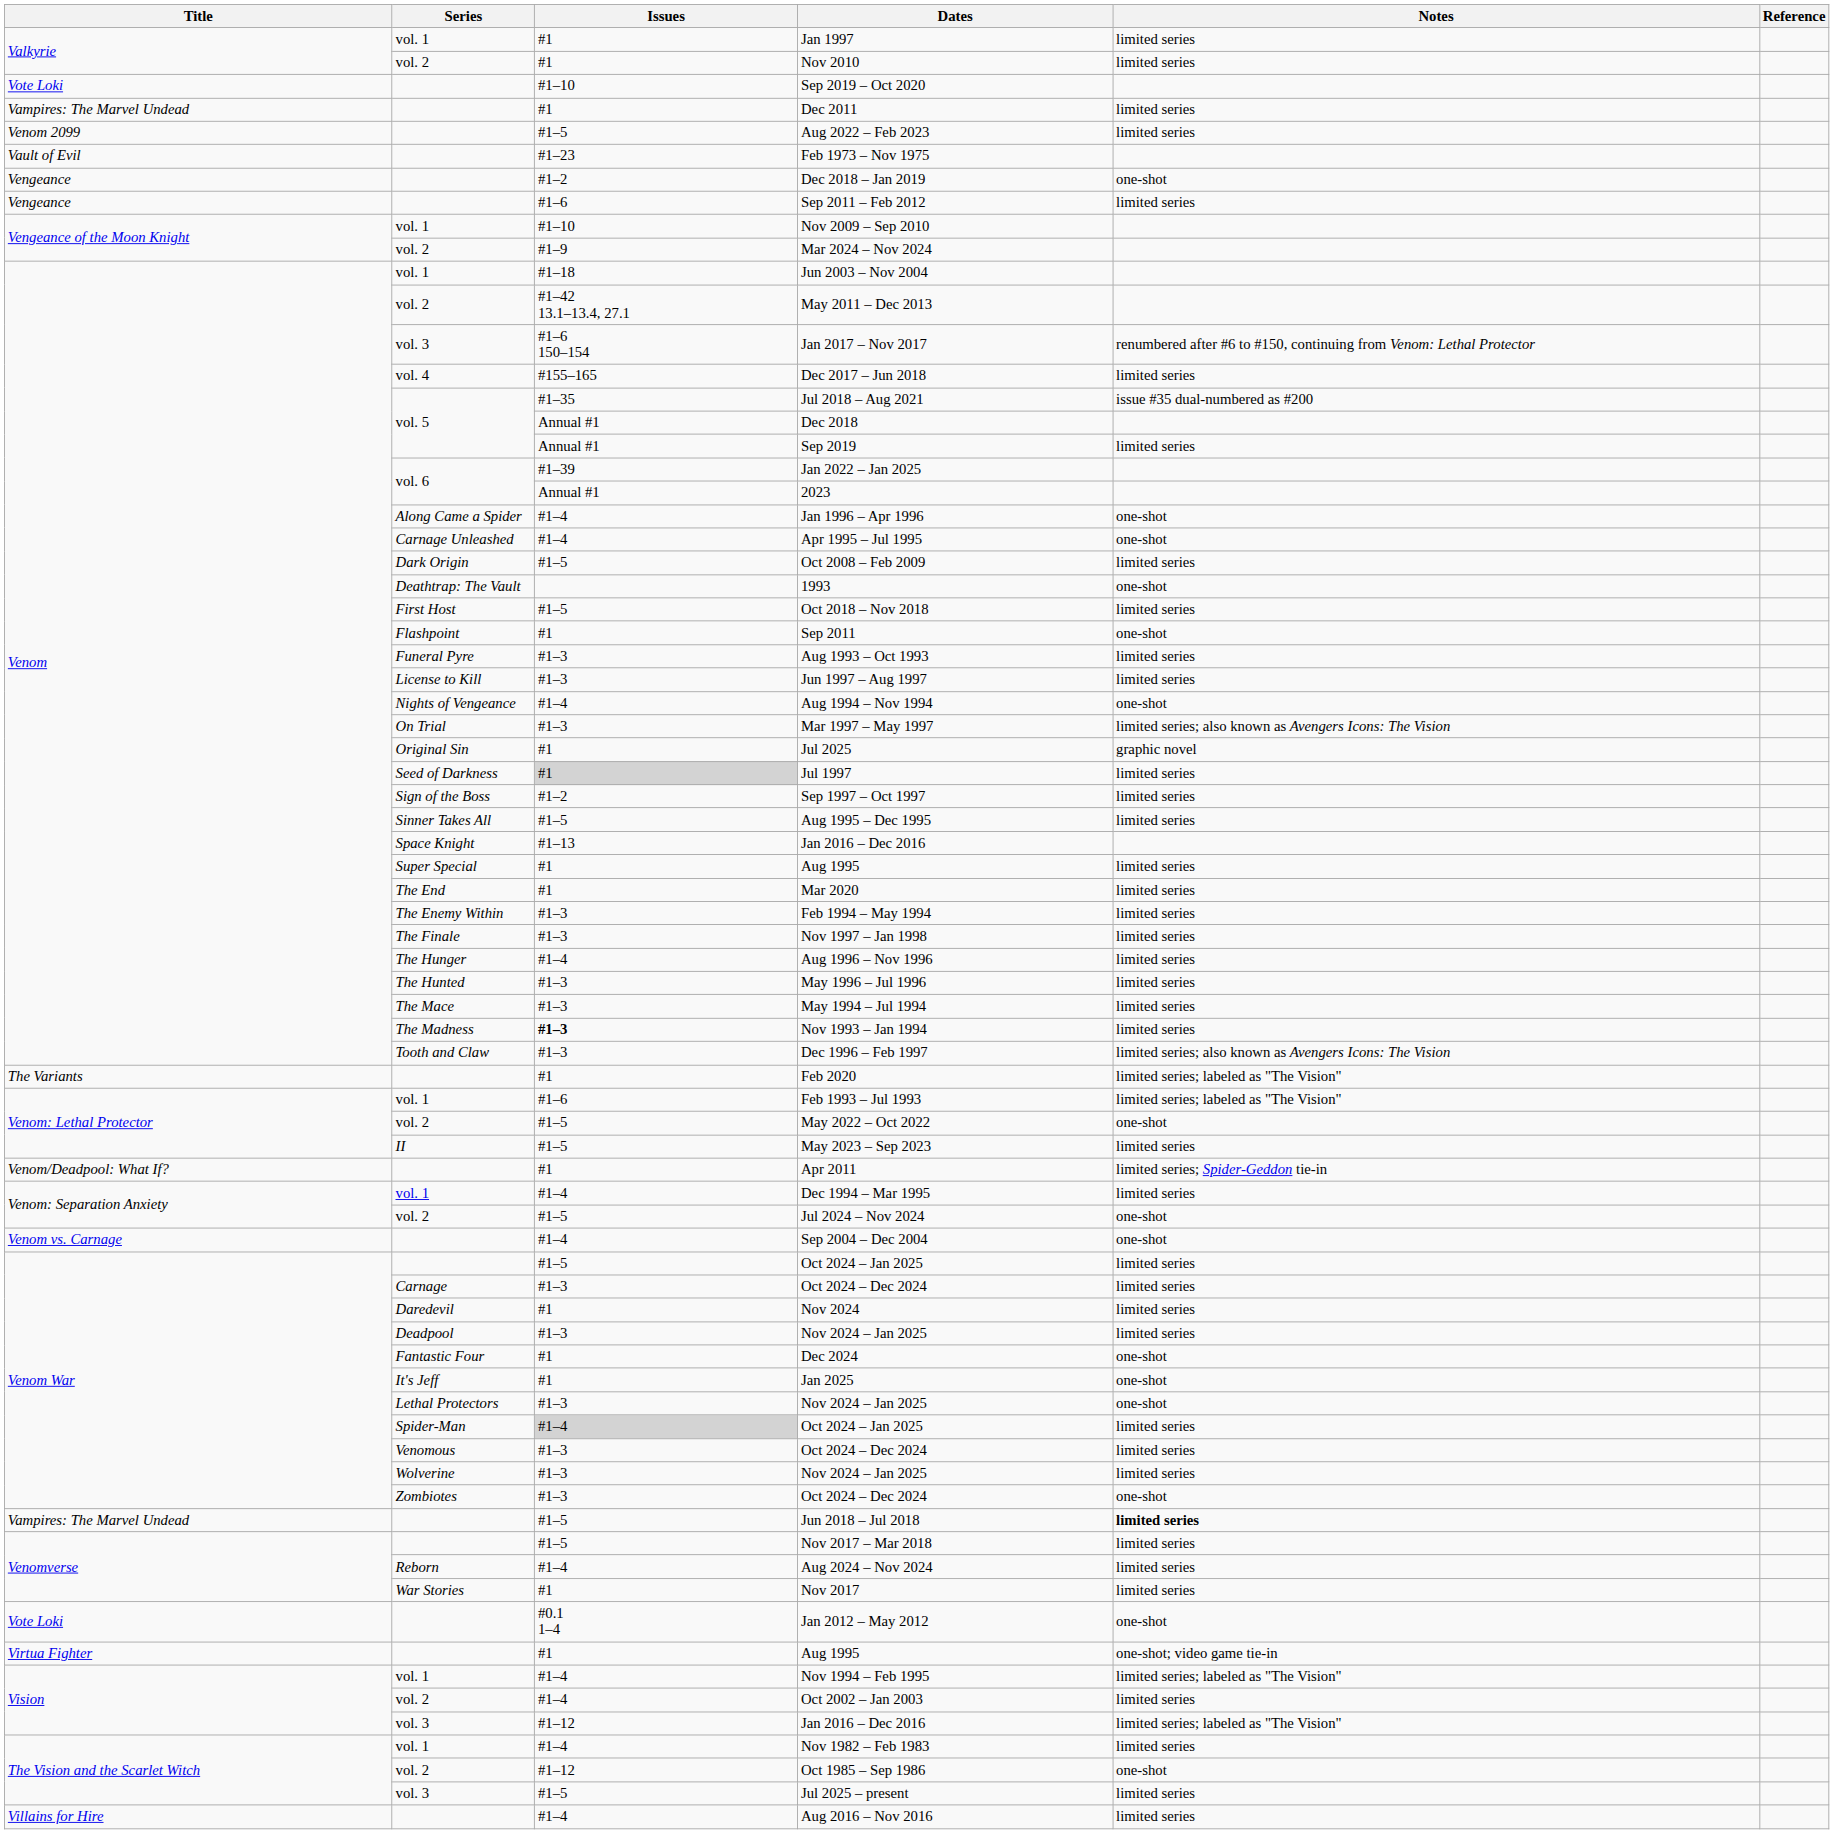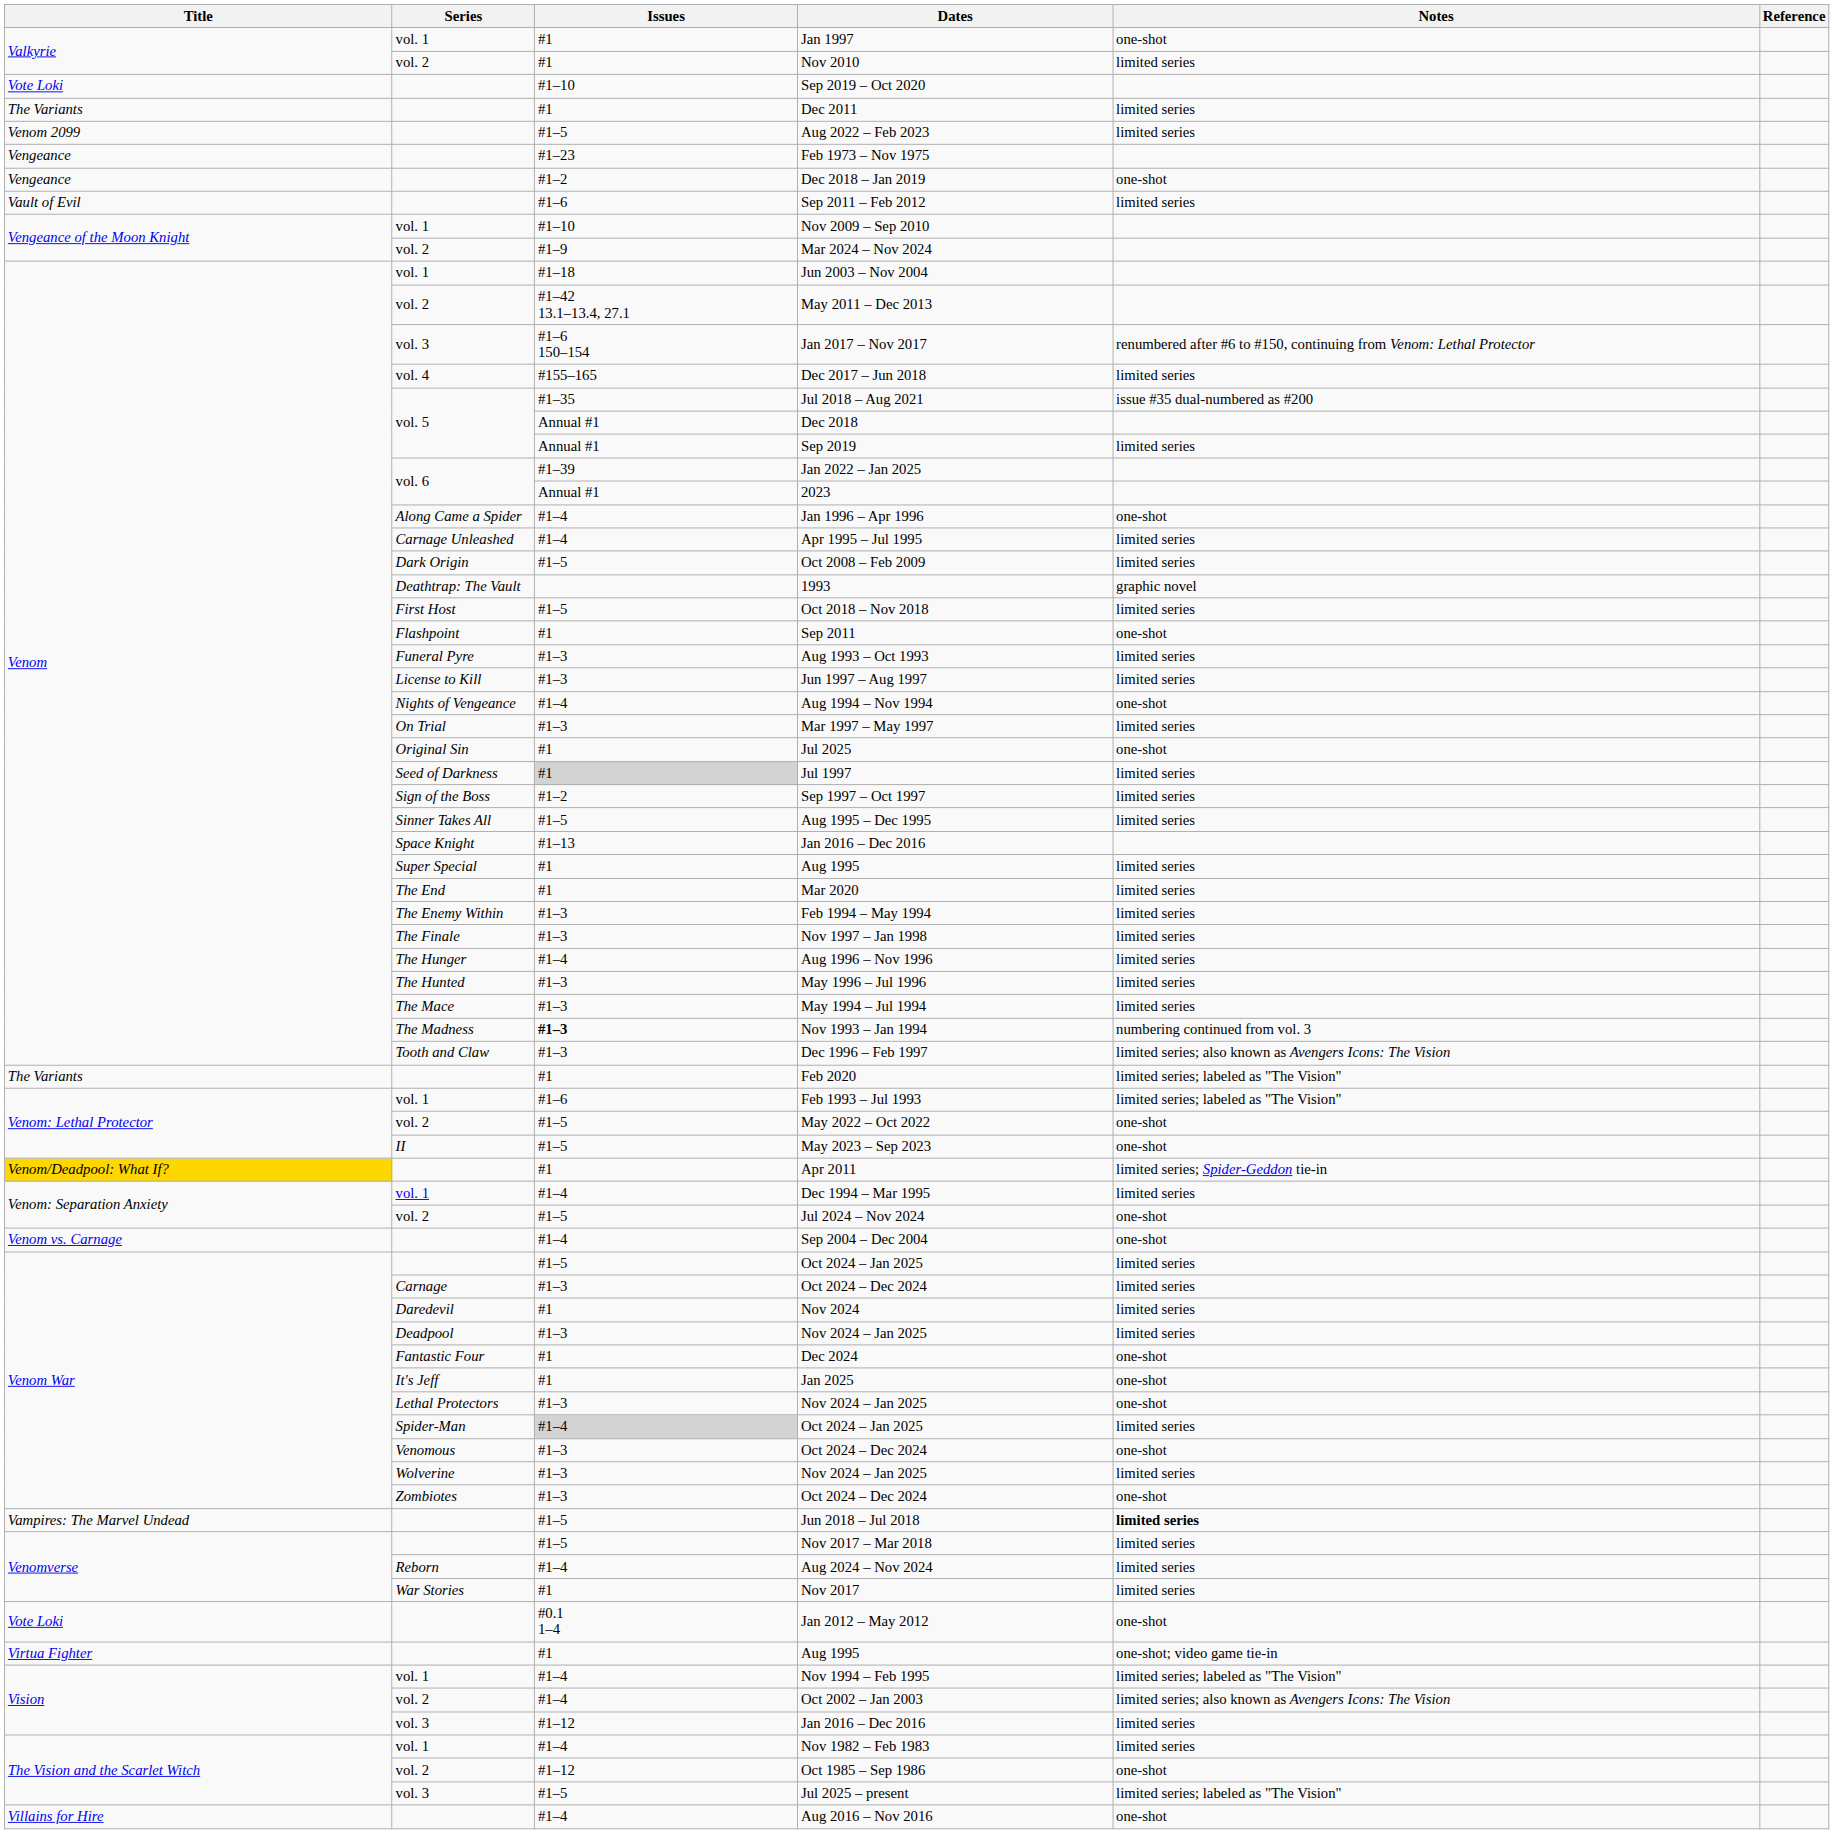(1156, 39) limited series -> (1141, 39) one-shot
(99, 109) Vampires: The Marvel Undead -> (45, 109) The Variants
(44, 156) Vault of Evil -> (39, 156) Vengeance
(39, 202) Vengeance -> (44, 202) Vault of Evil
(1141, 539) one-shot -> (1156, 539) limited series
(1141, 586) one-shot -> (1156, 586) graphic novel
(1283, 726) limited series; also known as Avengers Icons: The Vision -> (1156, 726) limited series
(1156, 749) graphic novel -> (1141, 749) one-shot
(1156, 1029) limited series -> (1214, 1029) numbering continued from vol. 3
(1156, 1146) limited series -> (1141, 1146) one-shot
(88, 1169) no background -> (88, 1169) gold background
(1156, 1449) limited series -> (1141, 1449) one-shot
(1156, 1700) limited series -> (1283, 1700) limited series; also known as Avengers Icons: The Vision
(1229, 1723) limited series; labeled as "The Vision" -> (1156, 1723) limited series
(1156, 1793) limited series -> (1229, 1793) limited series; labeled as "The Vision"
(1156, 1816) limited series -> (1141, 1816) one-shot
